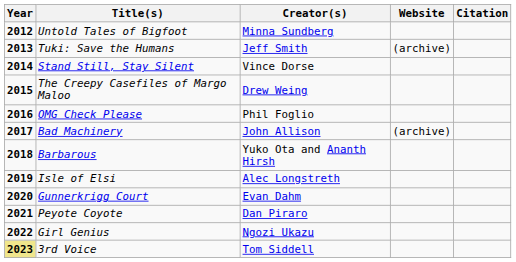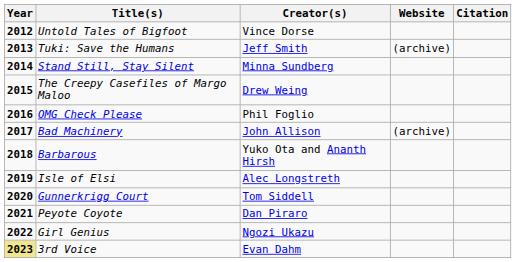(288, 31) Minna Sundberg -> (278, 31) Vince Dorse
(278, 66) Vince Dorse -> (288, 66) Minna Sundberg
(272, 196) Evan Dahm -> (278, 196) Tom Siddell
(278, 249) Tom Siddell -> (272, 249) Evan Dahm
